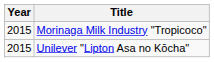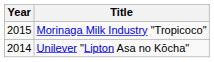(19, 48) 2015 -> (19, 48) 2014
